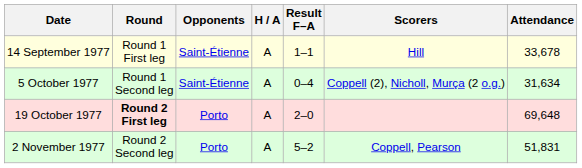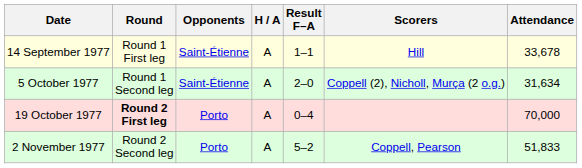(304, 83) 0–4 -> (304, 83) 2–0
(304, 115) 2–0 -> (304, 115) 0–4
(542, 115) 69,648 -> (542, 115) 70,000
(542, 146) 51,831 -> (542, 146) 51,833
